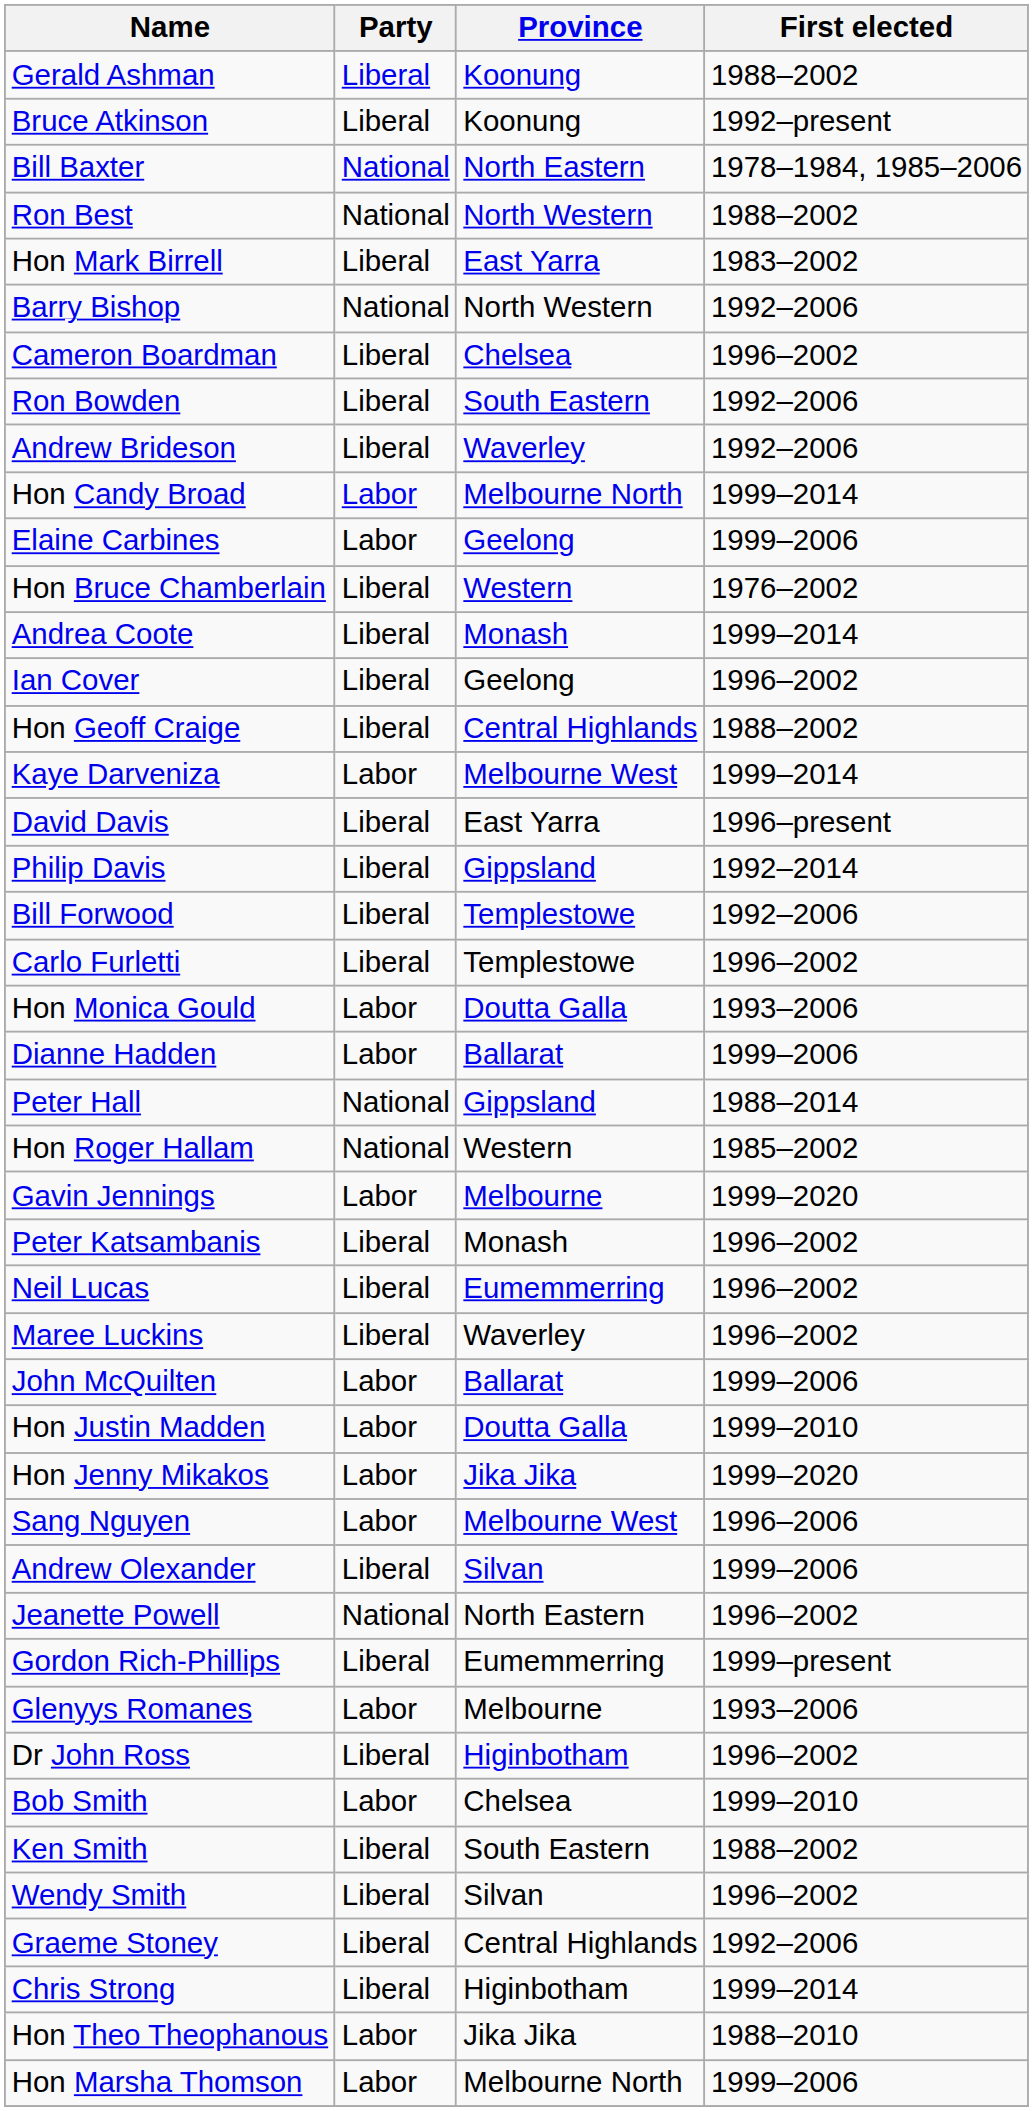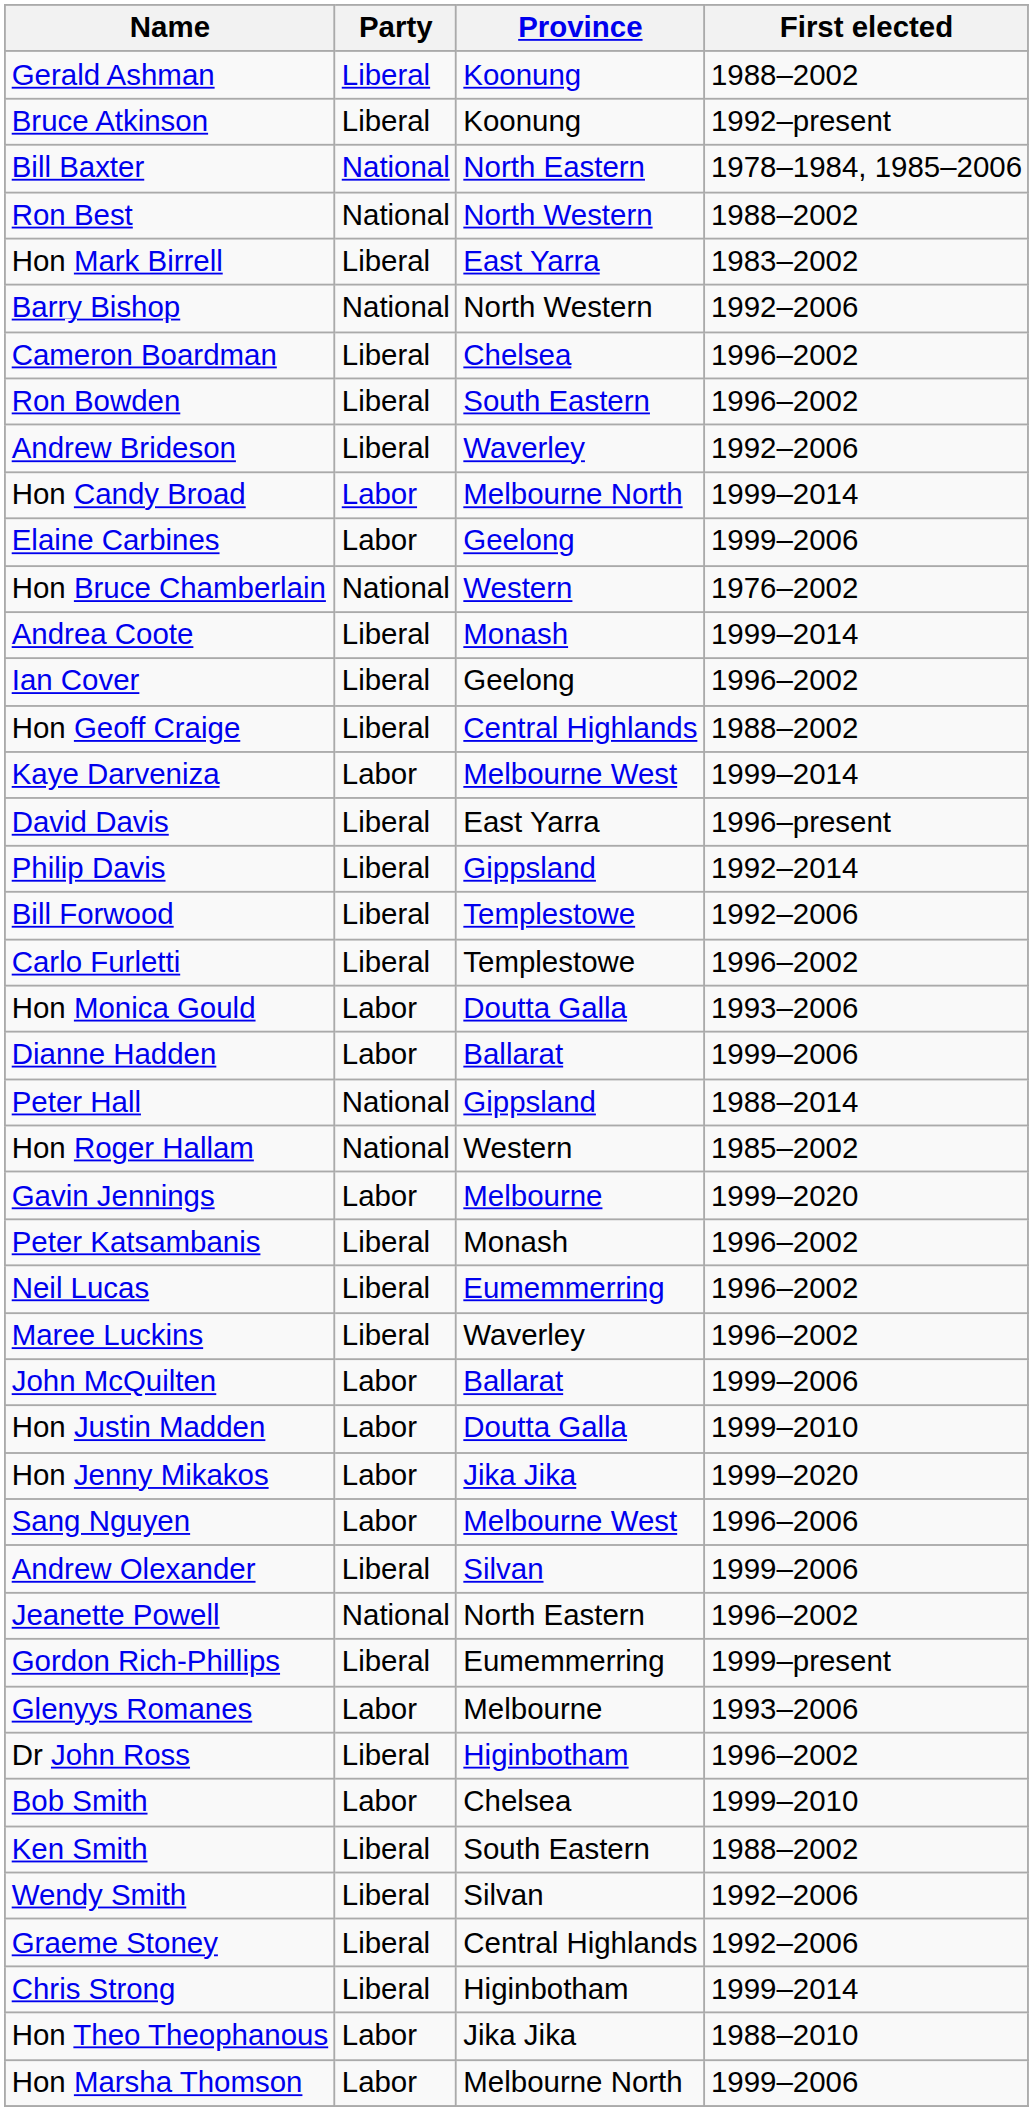(785, 401) 1992–2006 -> (785, 401) 1996–2002
(386, 588) Liberal -> (396, 588) National
(785, 1895) 1996–2002 -> (785, 1895) 1992–2006
